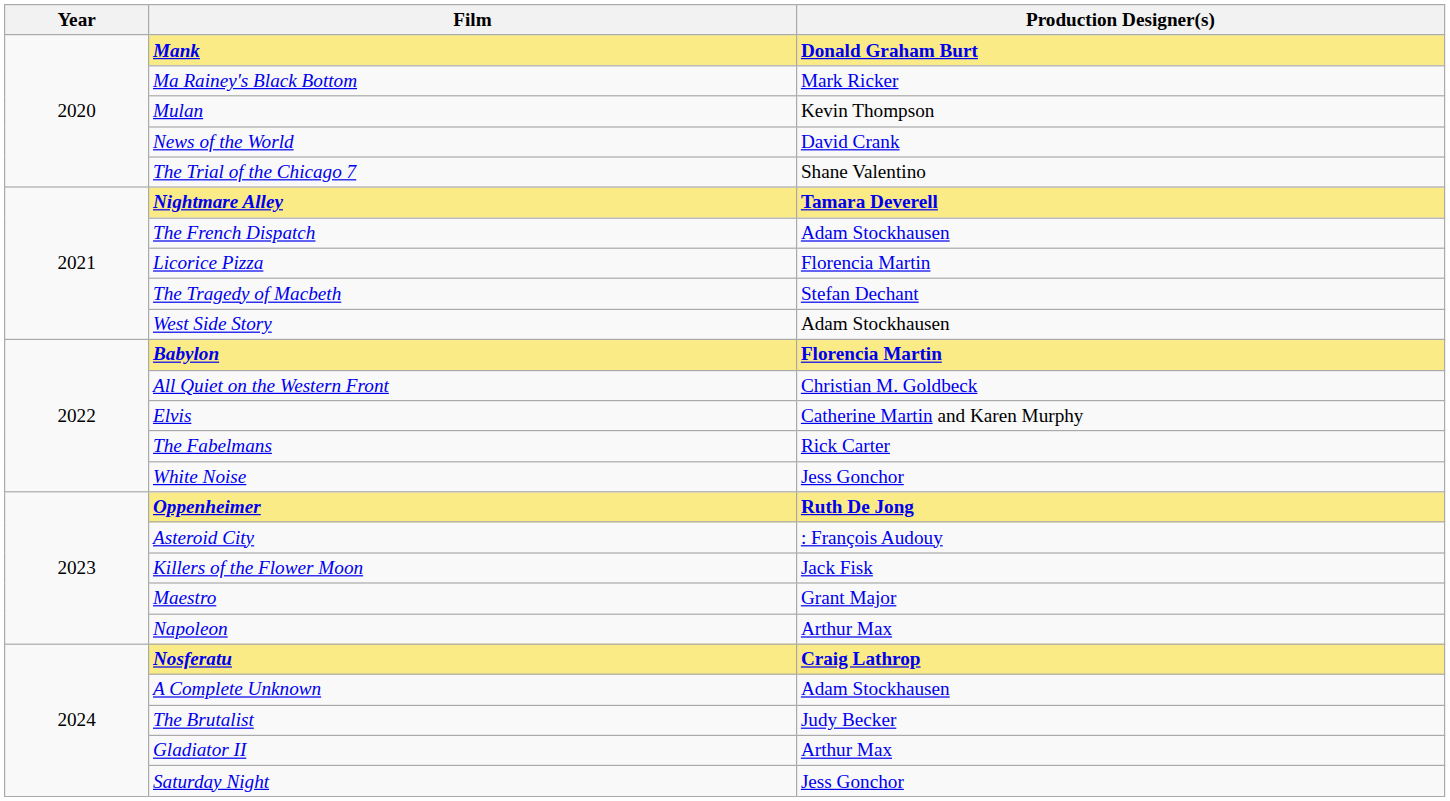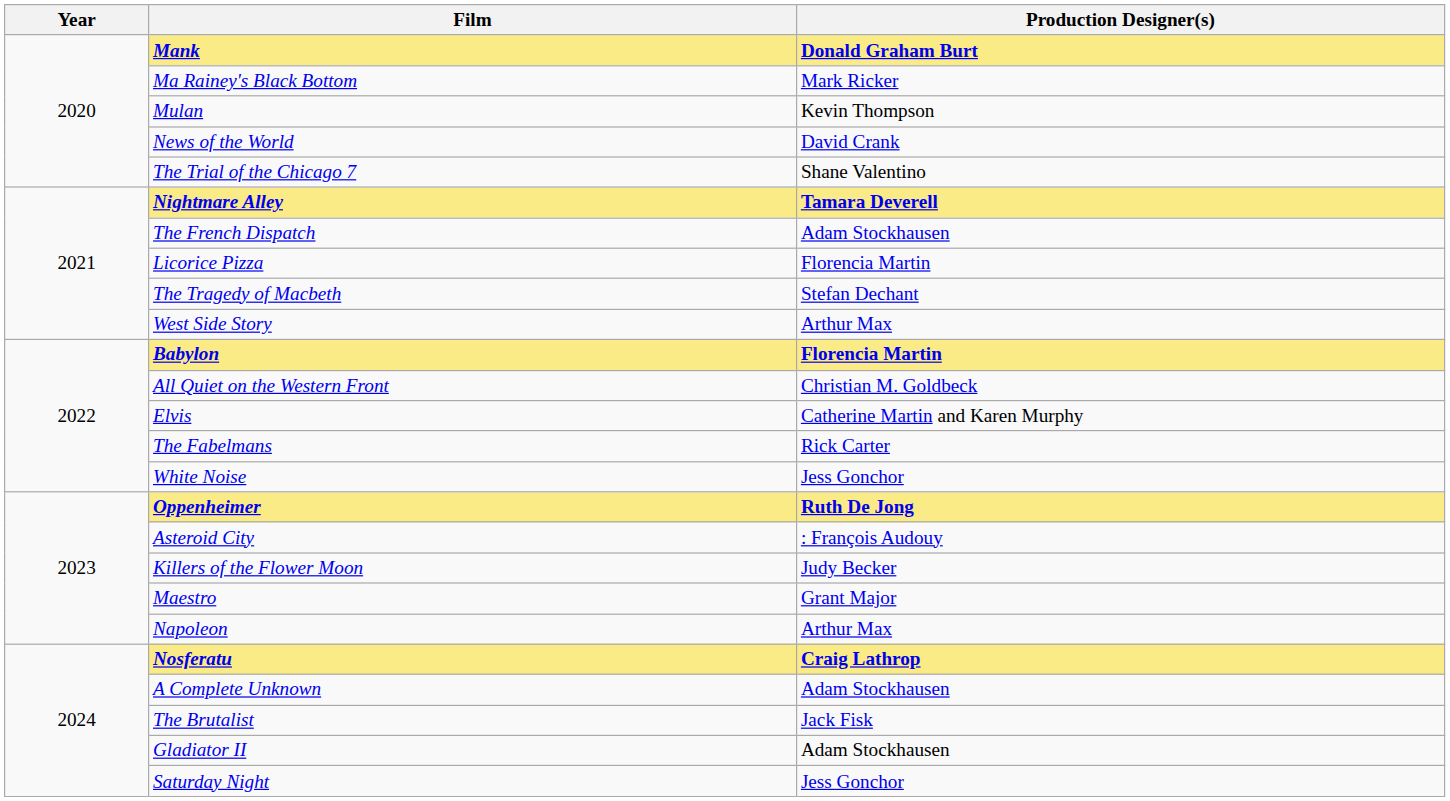(875, 324) Adam Stockhausen -> (846, 324) Arthur Max
(837, 567) Jack Fisk -> (849, 567) Judy Becker
(849, 720) Judy Becker -> (837, 720) Jack Fisk
(846, 750) Arthur Max -> (875, 750) Adam Stockhausen
